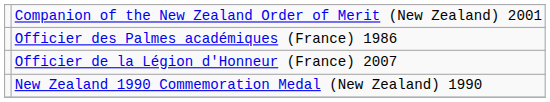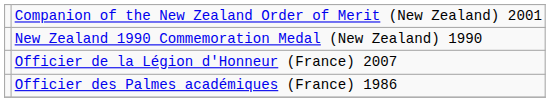rows swapped: (249, 85) <-> (206, 39)
